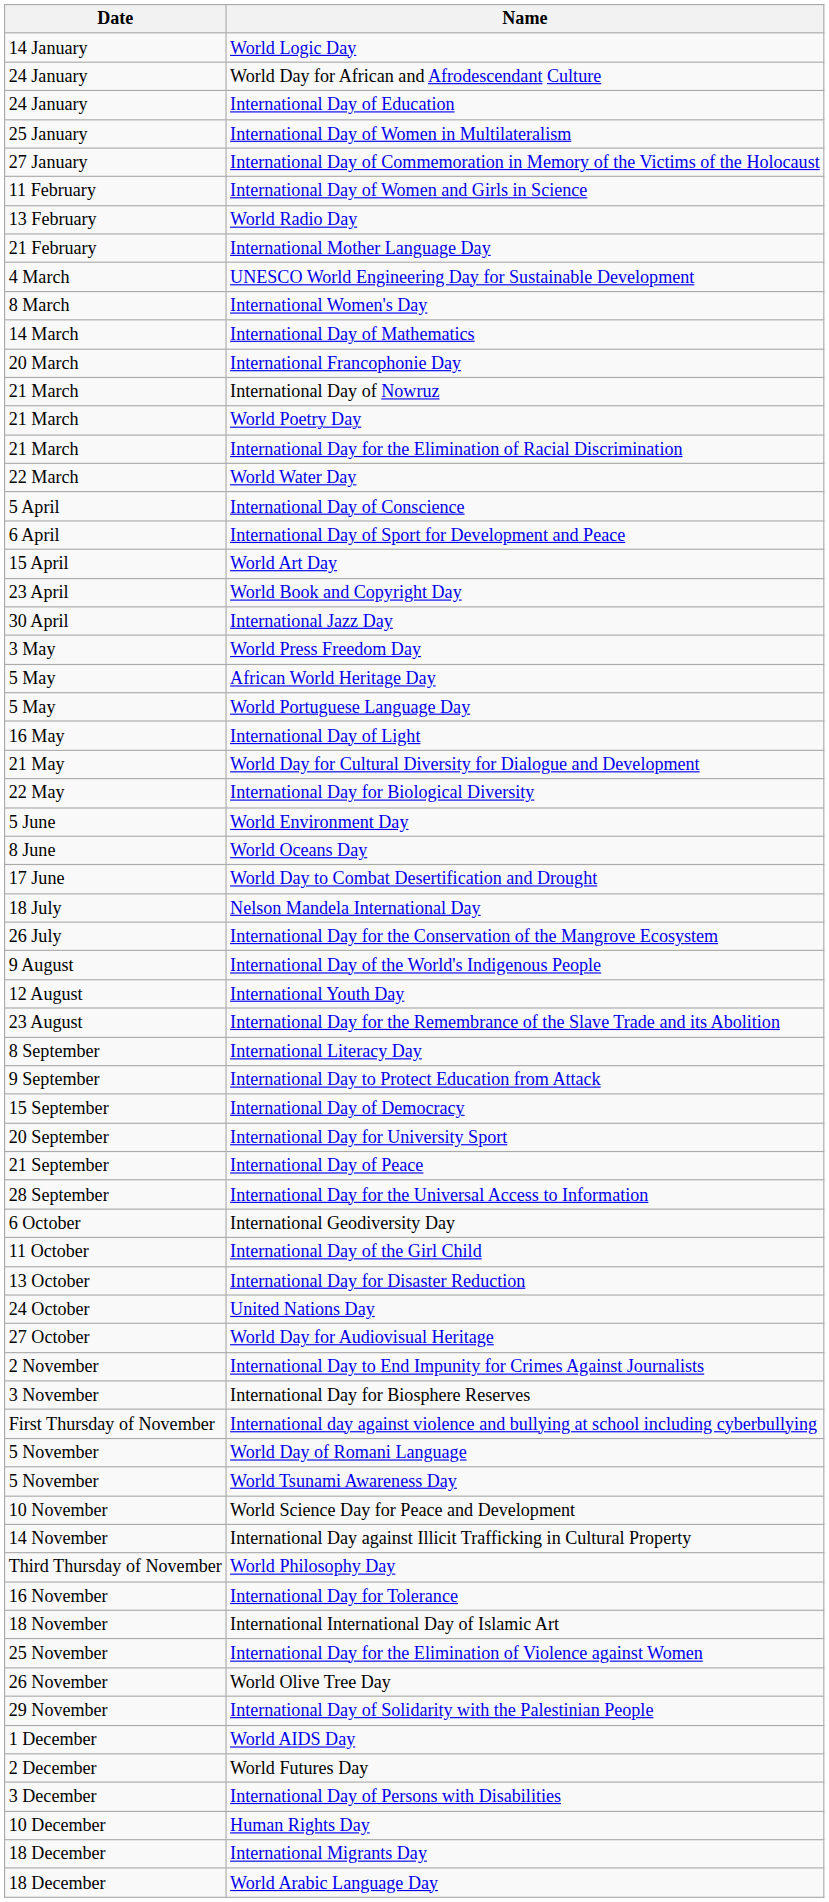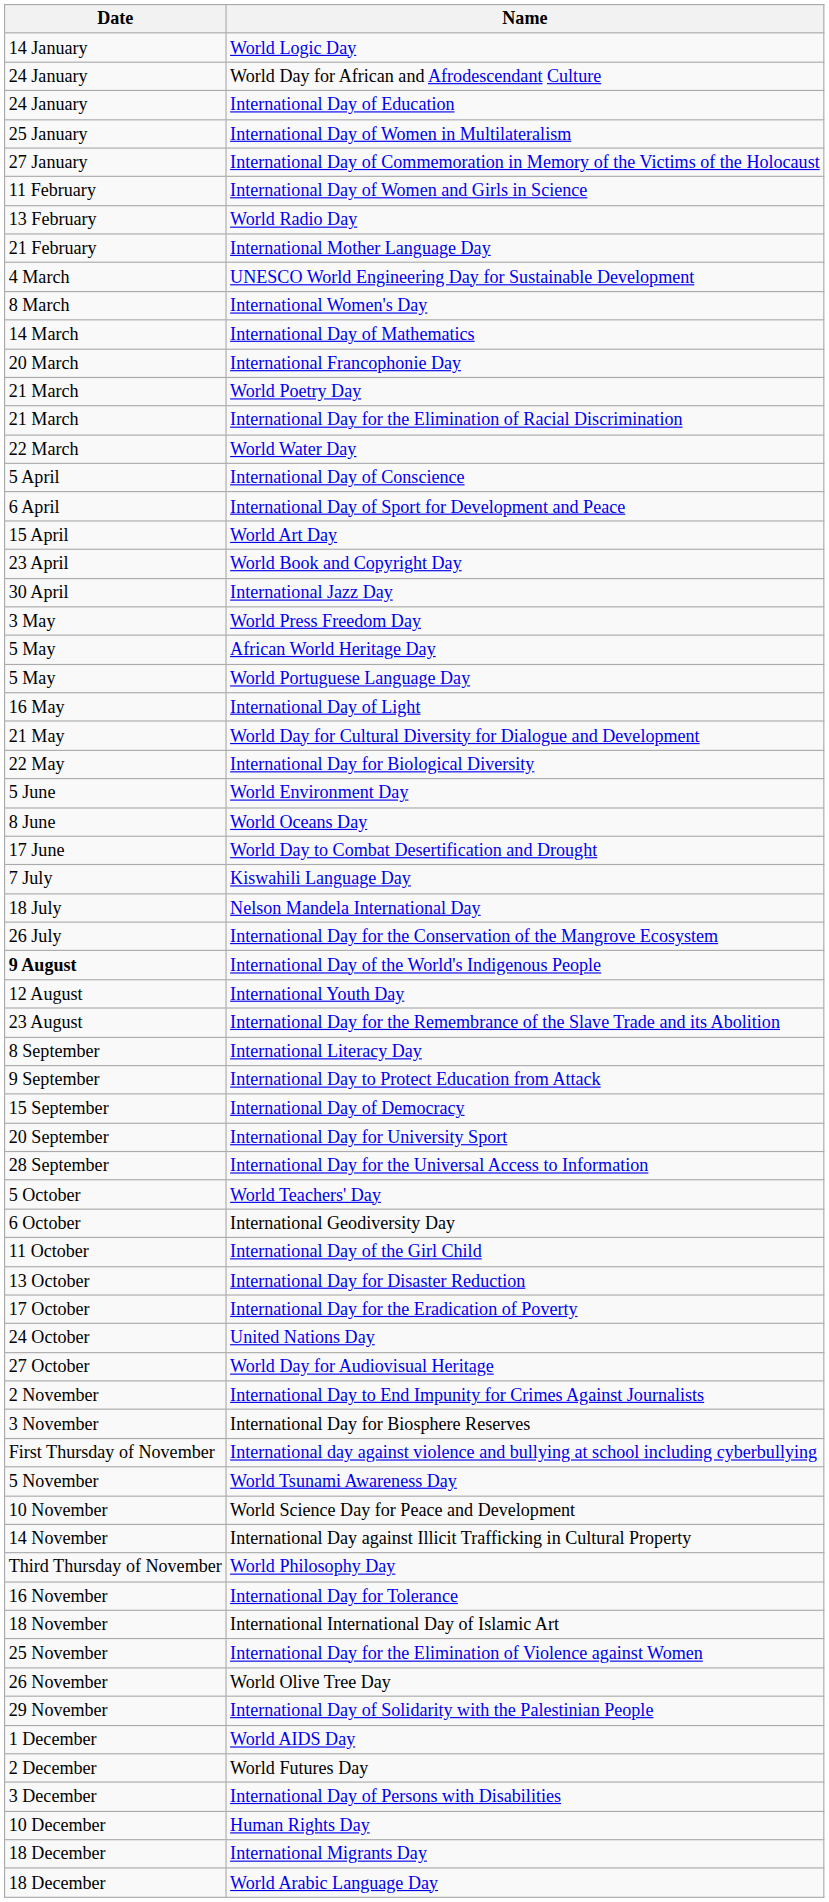- row: (335, 391)
+ row: (320, 879)
(41, 965) normal -> (43, 965) bold
- row: (327, 1165)
+ row: (306, 1194)
+ row: (404, 1309)
- row: (348, 1452)
